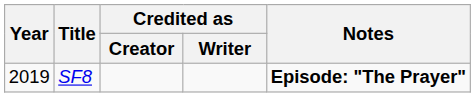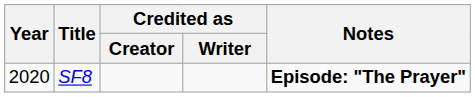(29, 77) 2019 -> (29, 77) 2020
